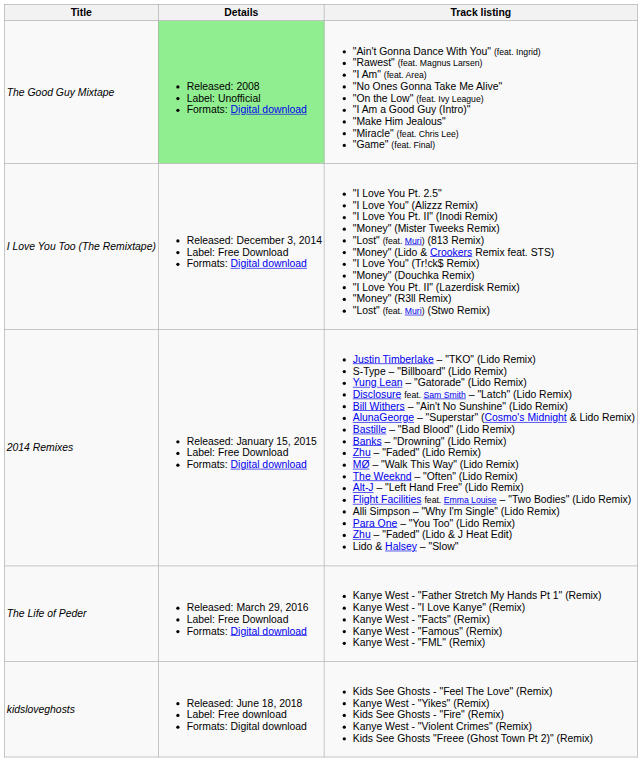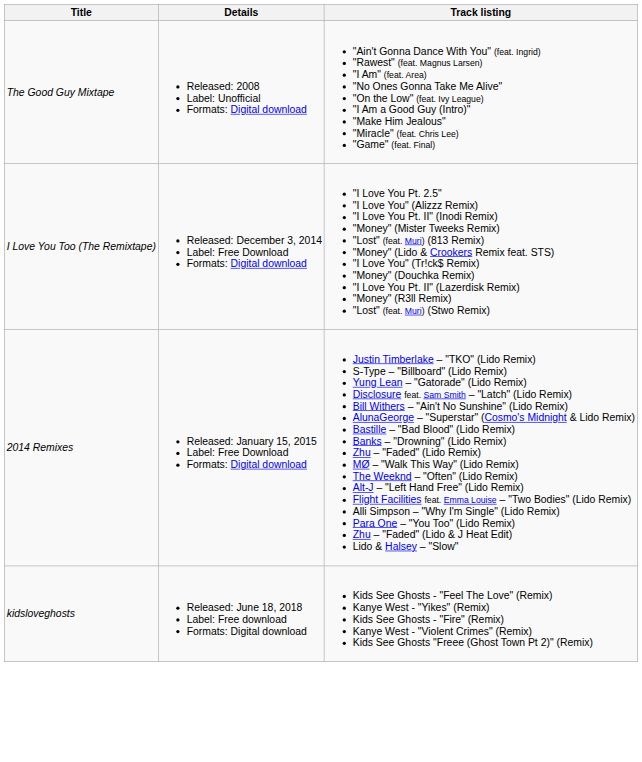(241, 98) lightgreen background -> (241, 98) no background
- row: (47, 613)
